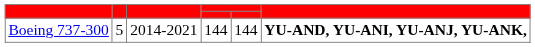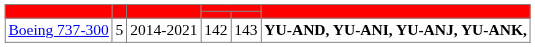(216, 30) 144 -> (216, 30) 142
(246, 30) 144 -> (246, 30) 143
